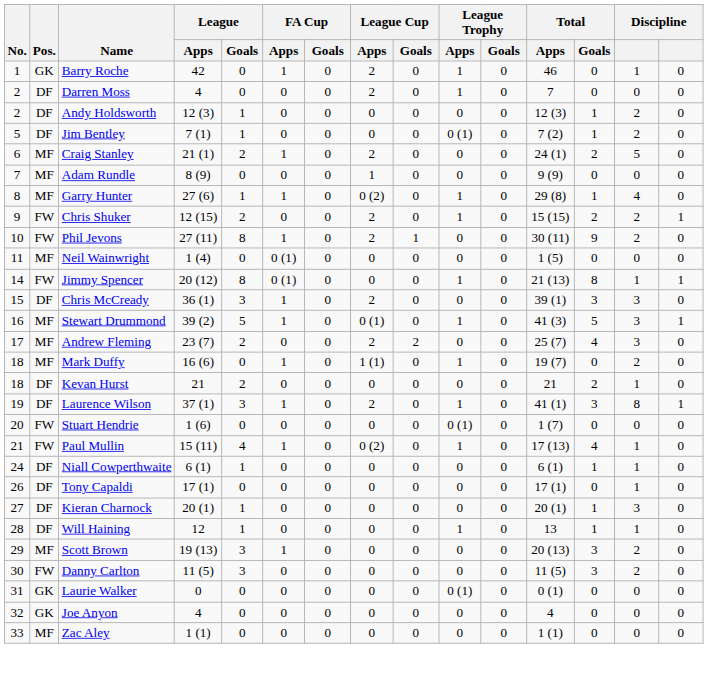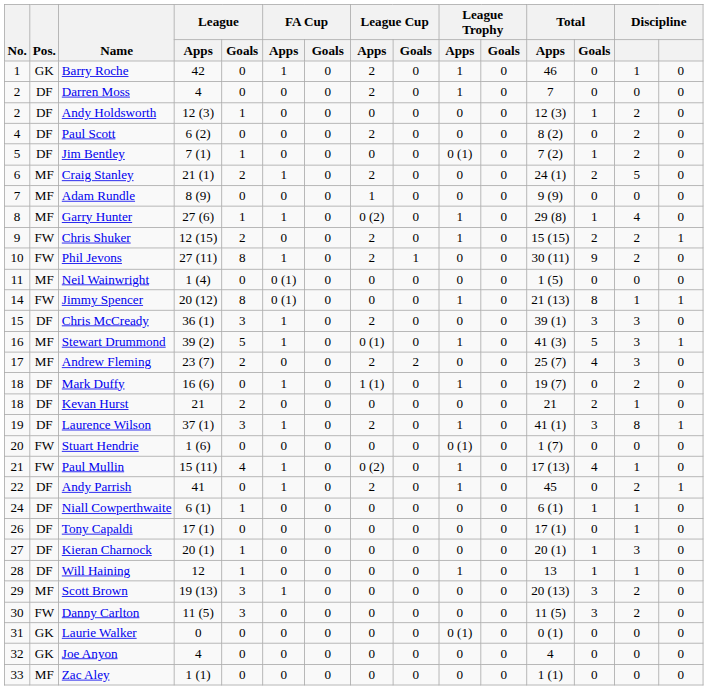+ row: (89, 133)
(44, 362) MF -> (44, 383) DF
+ row: (97, 487)
